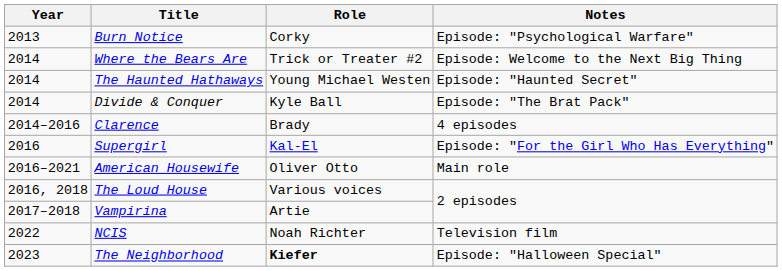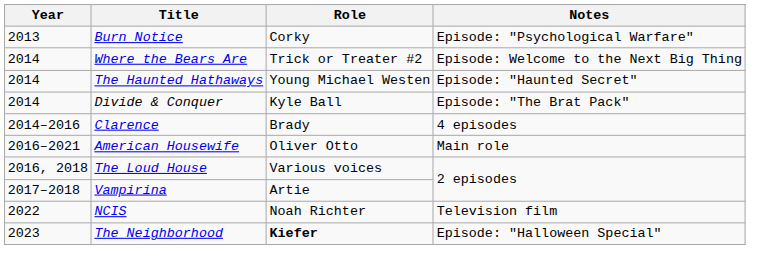- row: (131, 146)
